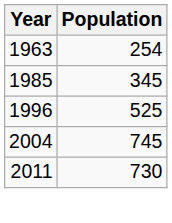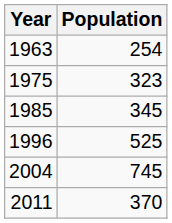+ row: (31, 80)
(146, 172) 730 -> (146, 202) 370
